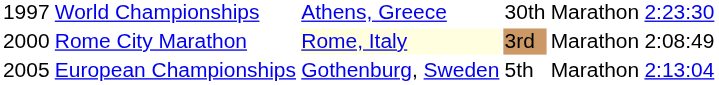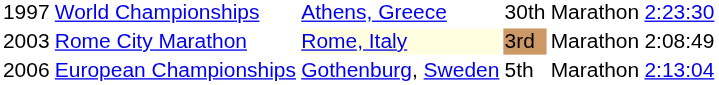(26, 41) 2000 -> (26, 41) 2003
(26, 70) 2005 -> (26, 70) 2006
